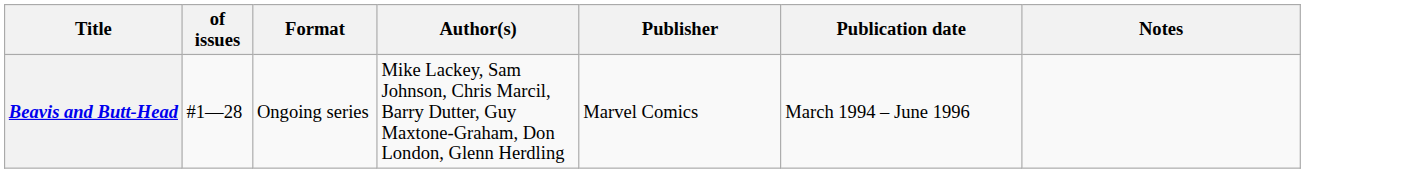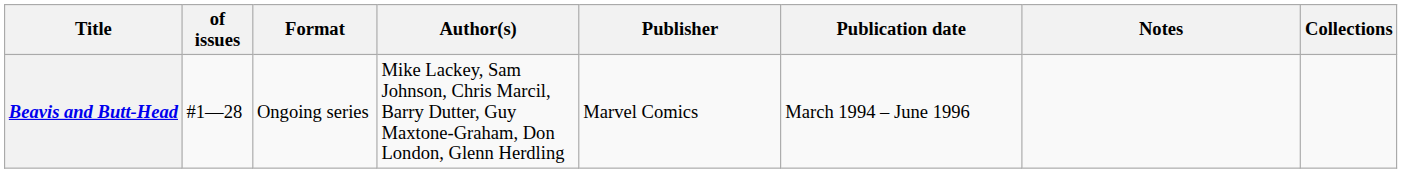+ column: (1349, 29)
